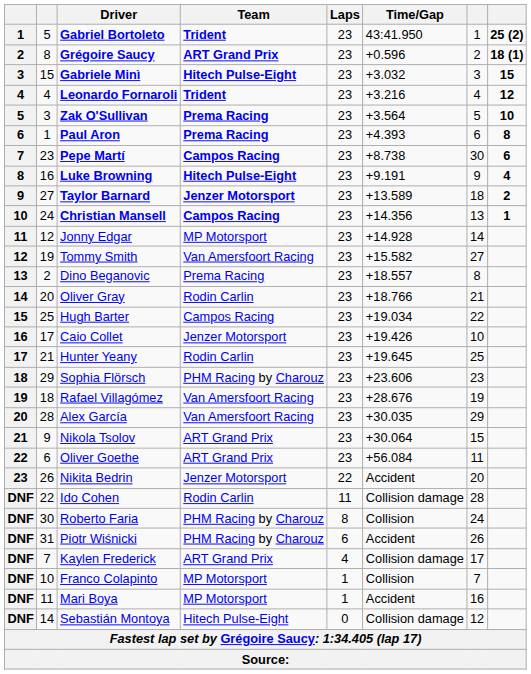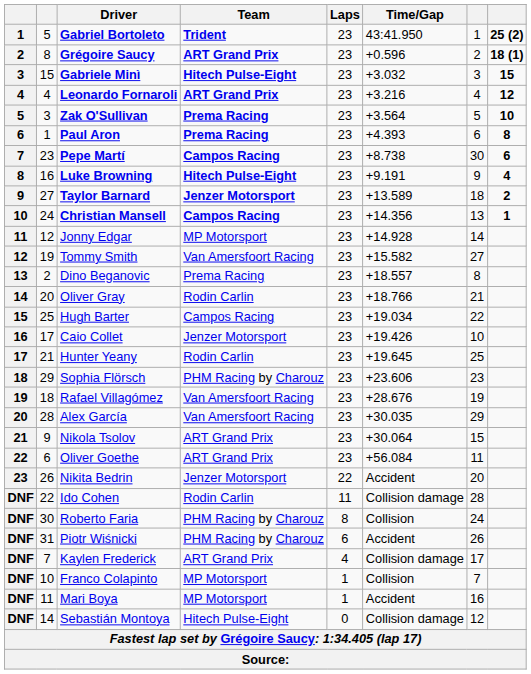(205, 95) Trident -> (231, 95) ART Grand Prix
